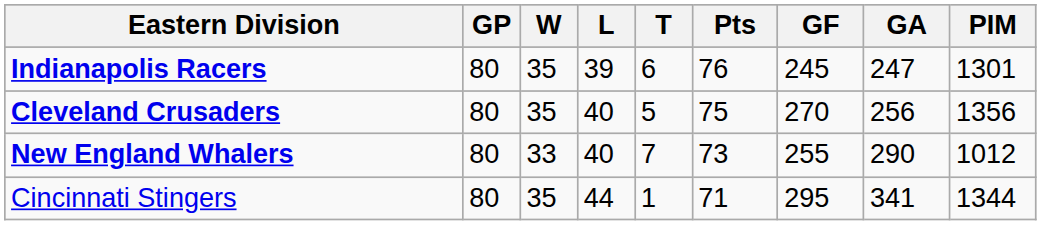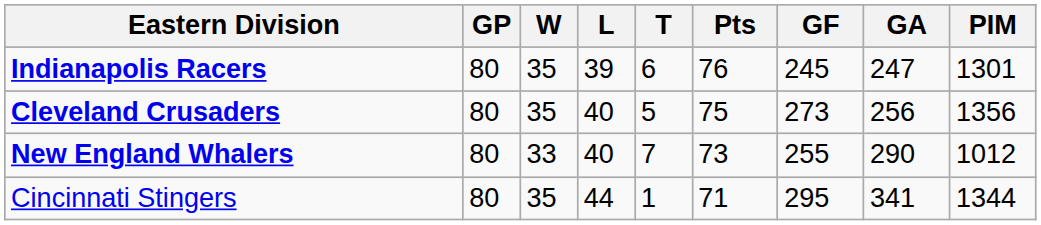(807, 111) 270 -> (807, 111) 273
